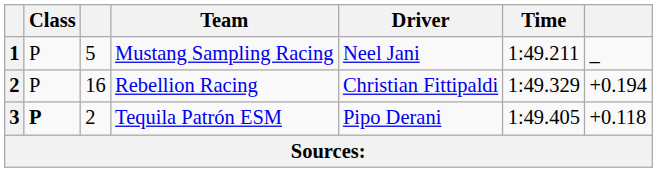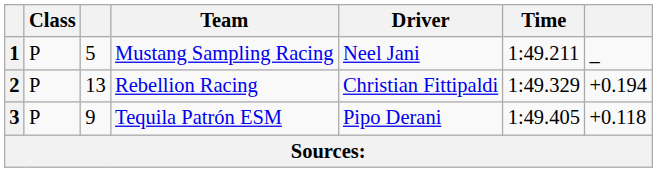(95, 85) 16 -> (95, 85) 13
(35, 118) bold -> (35, 118) normal
(90, 118) 2 -> (90, 118) 9
